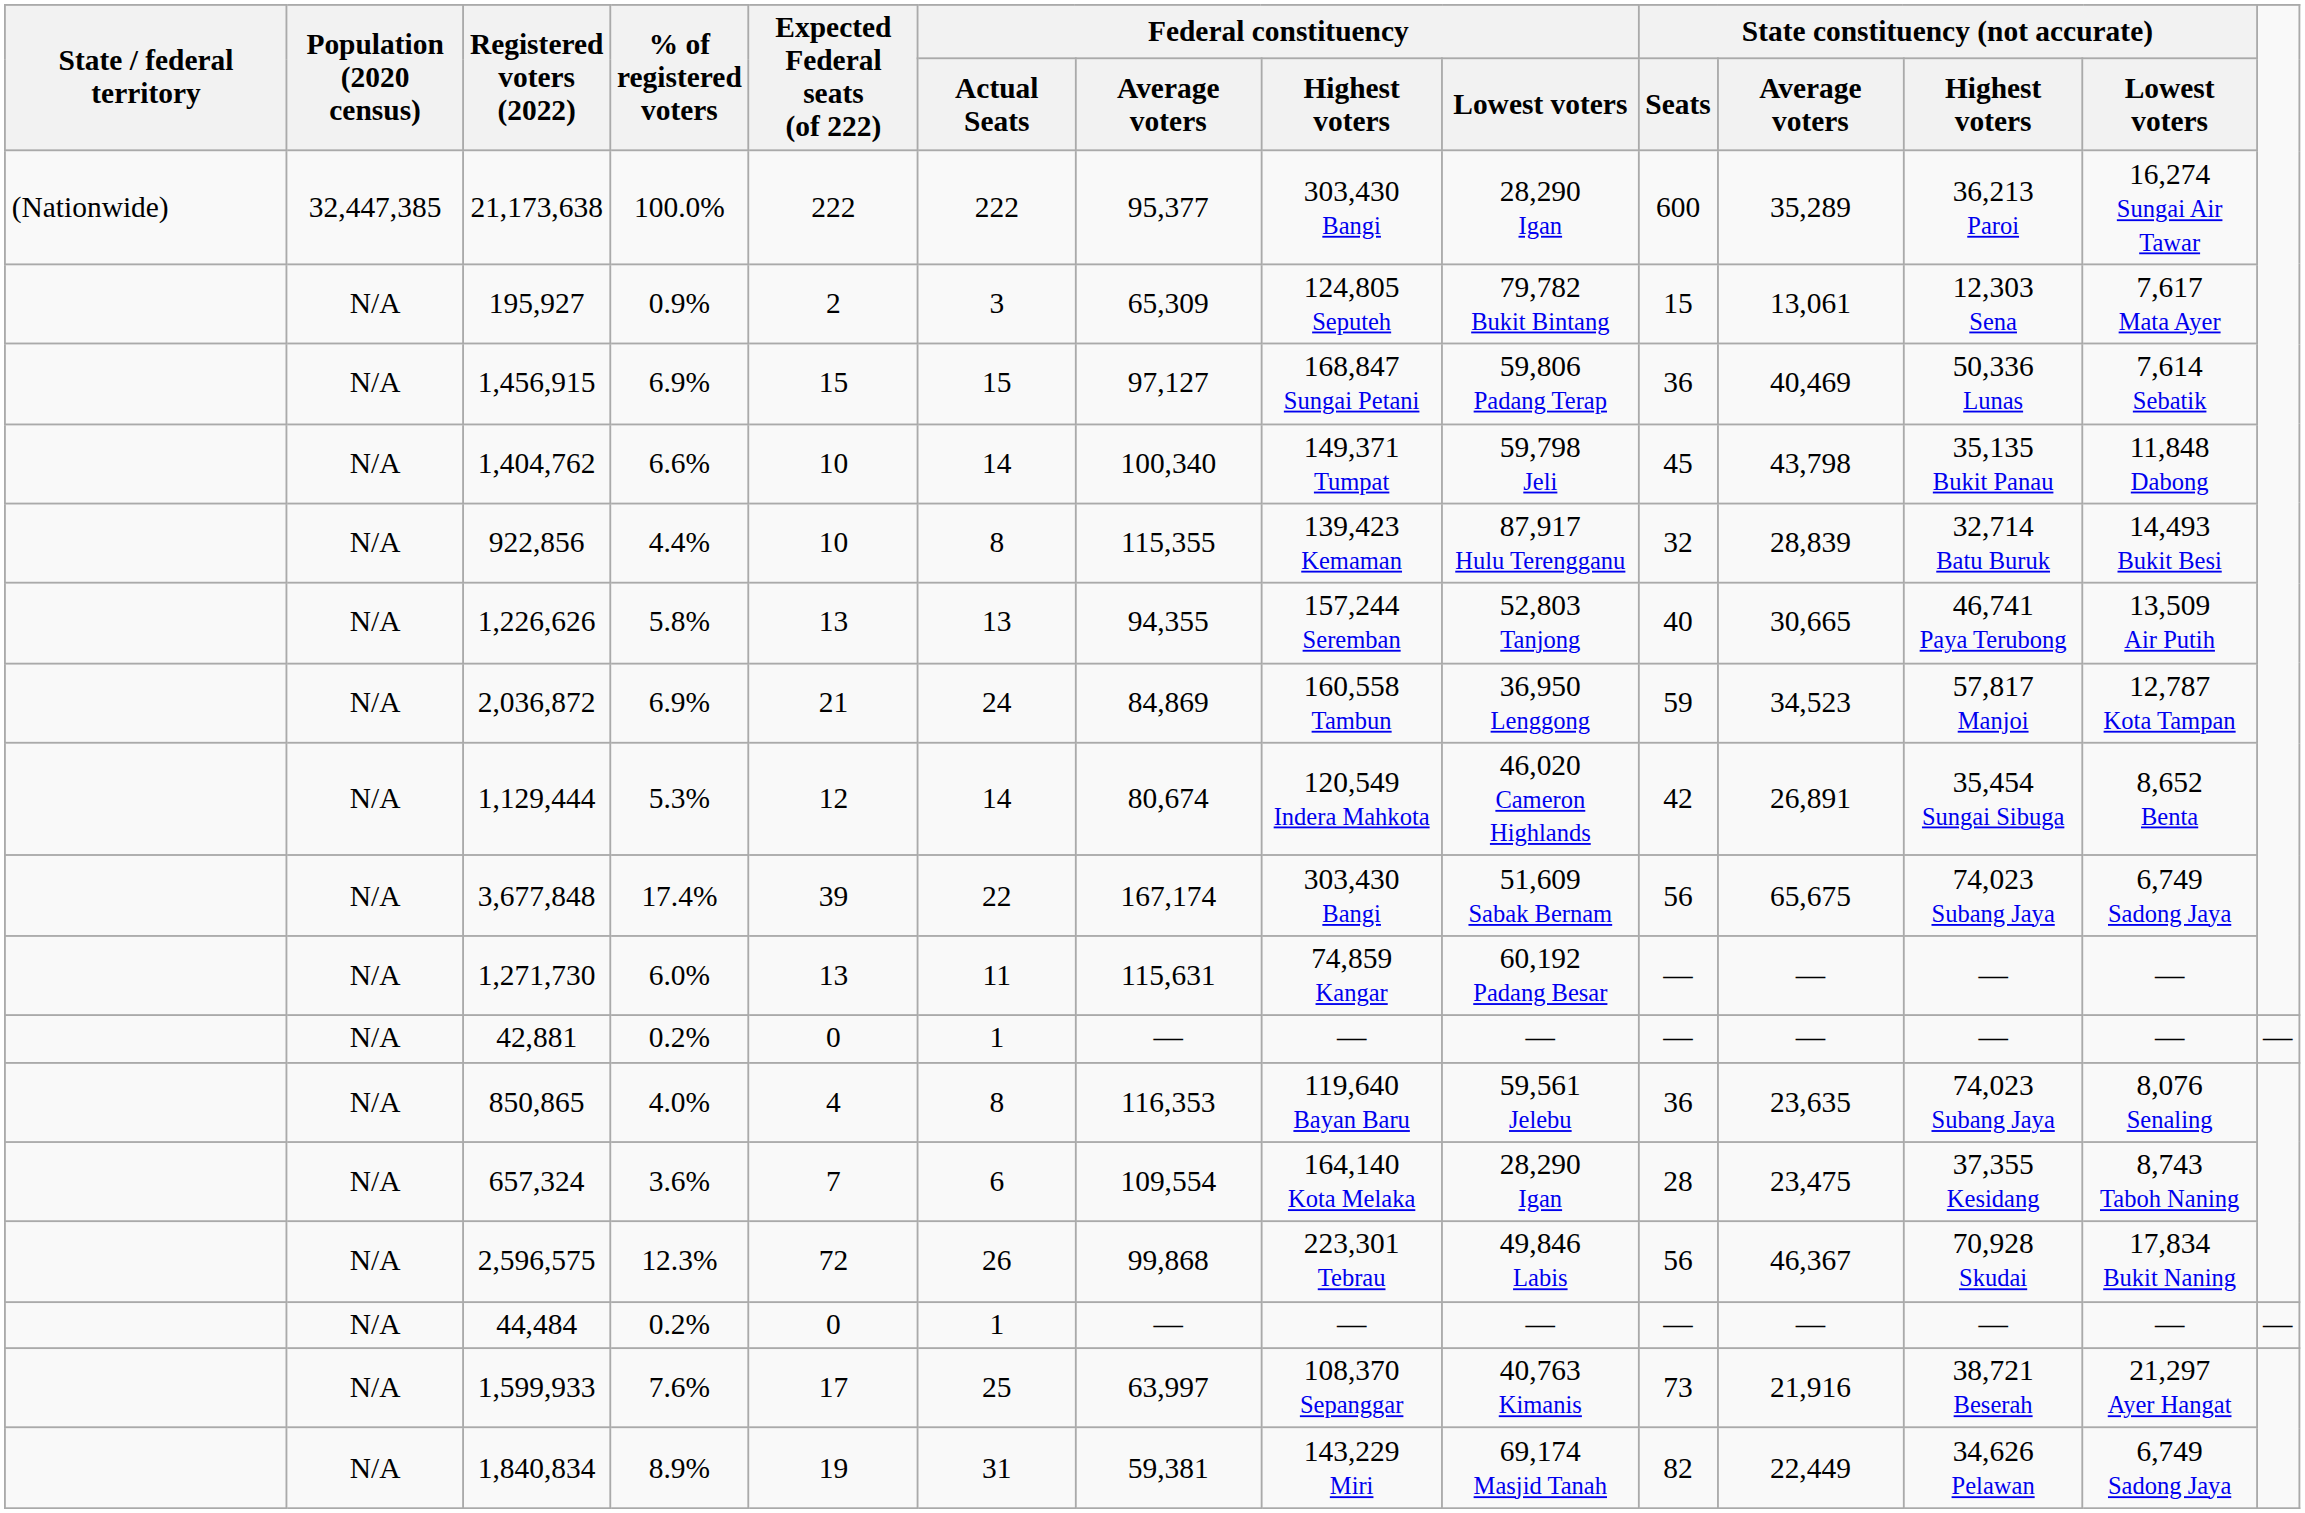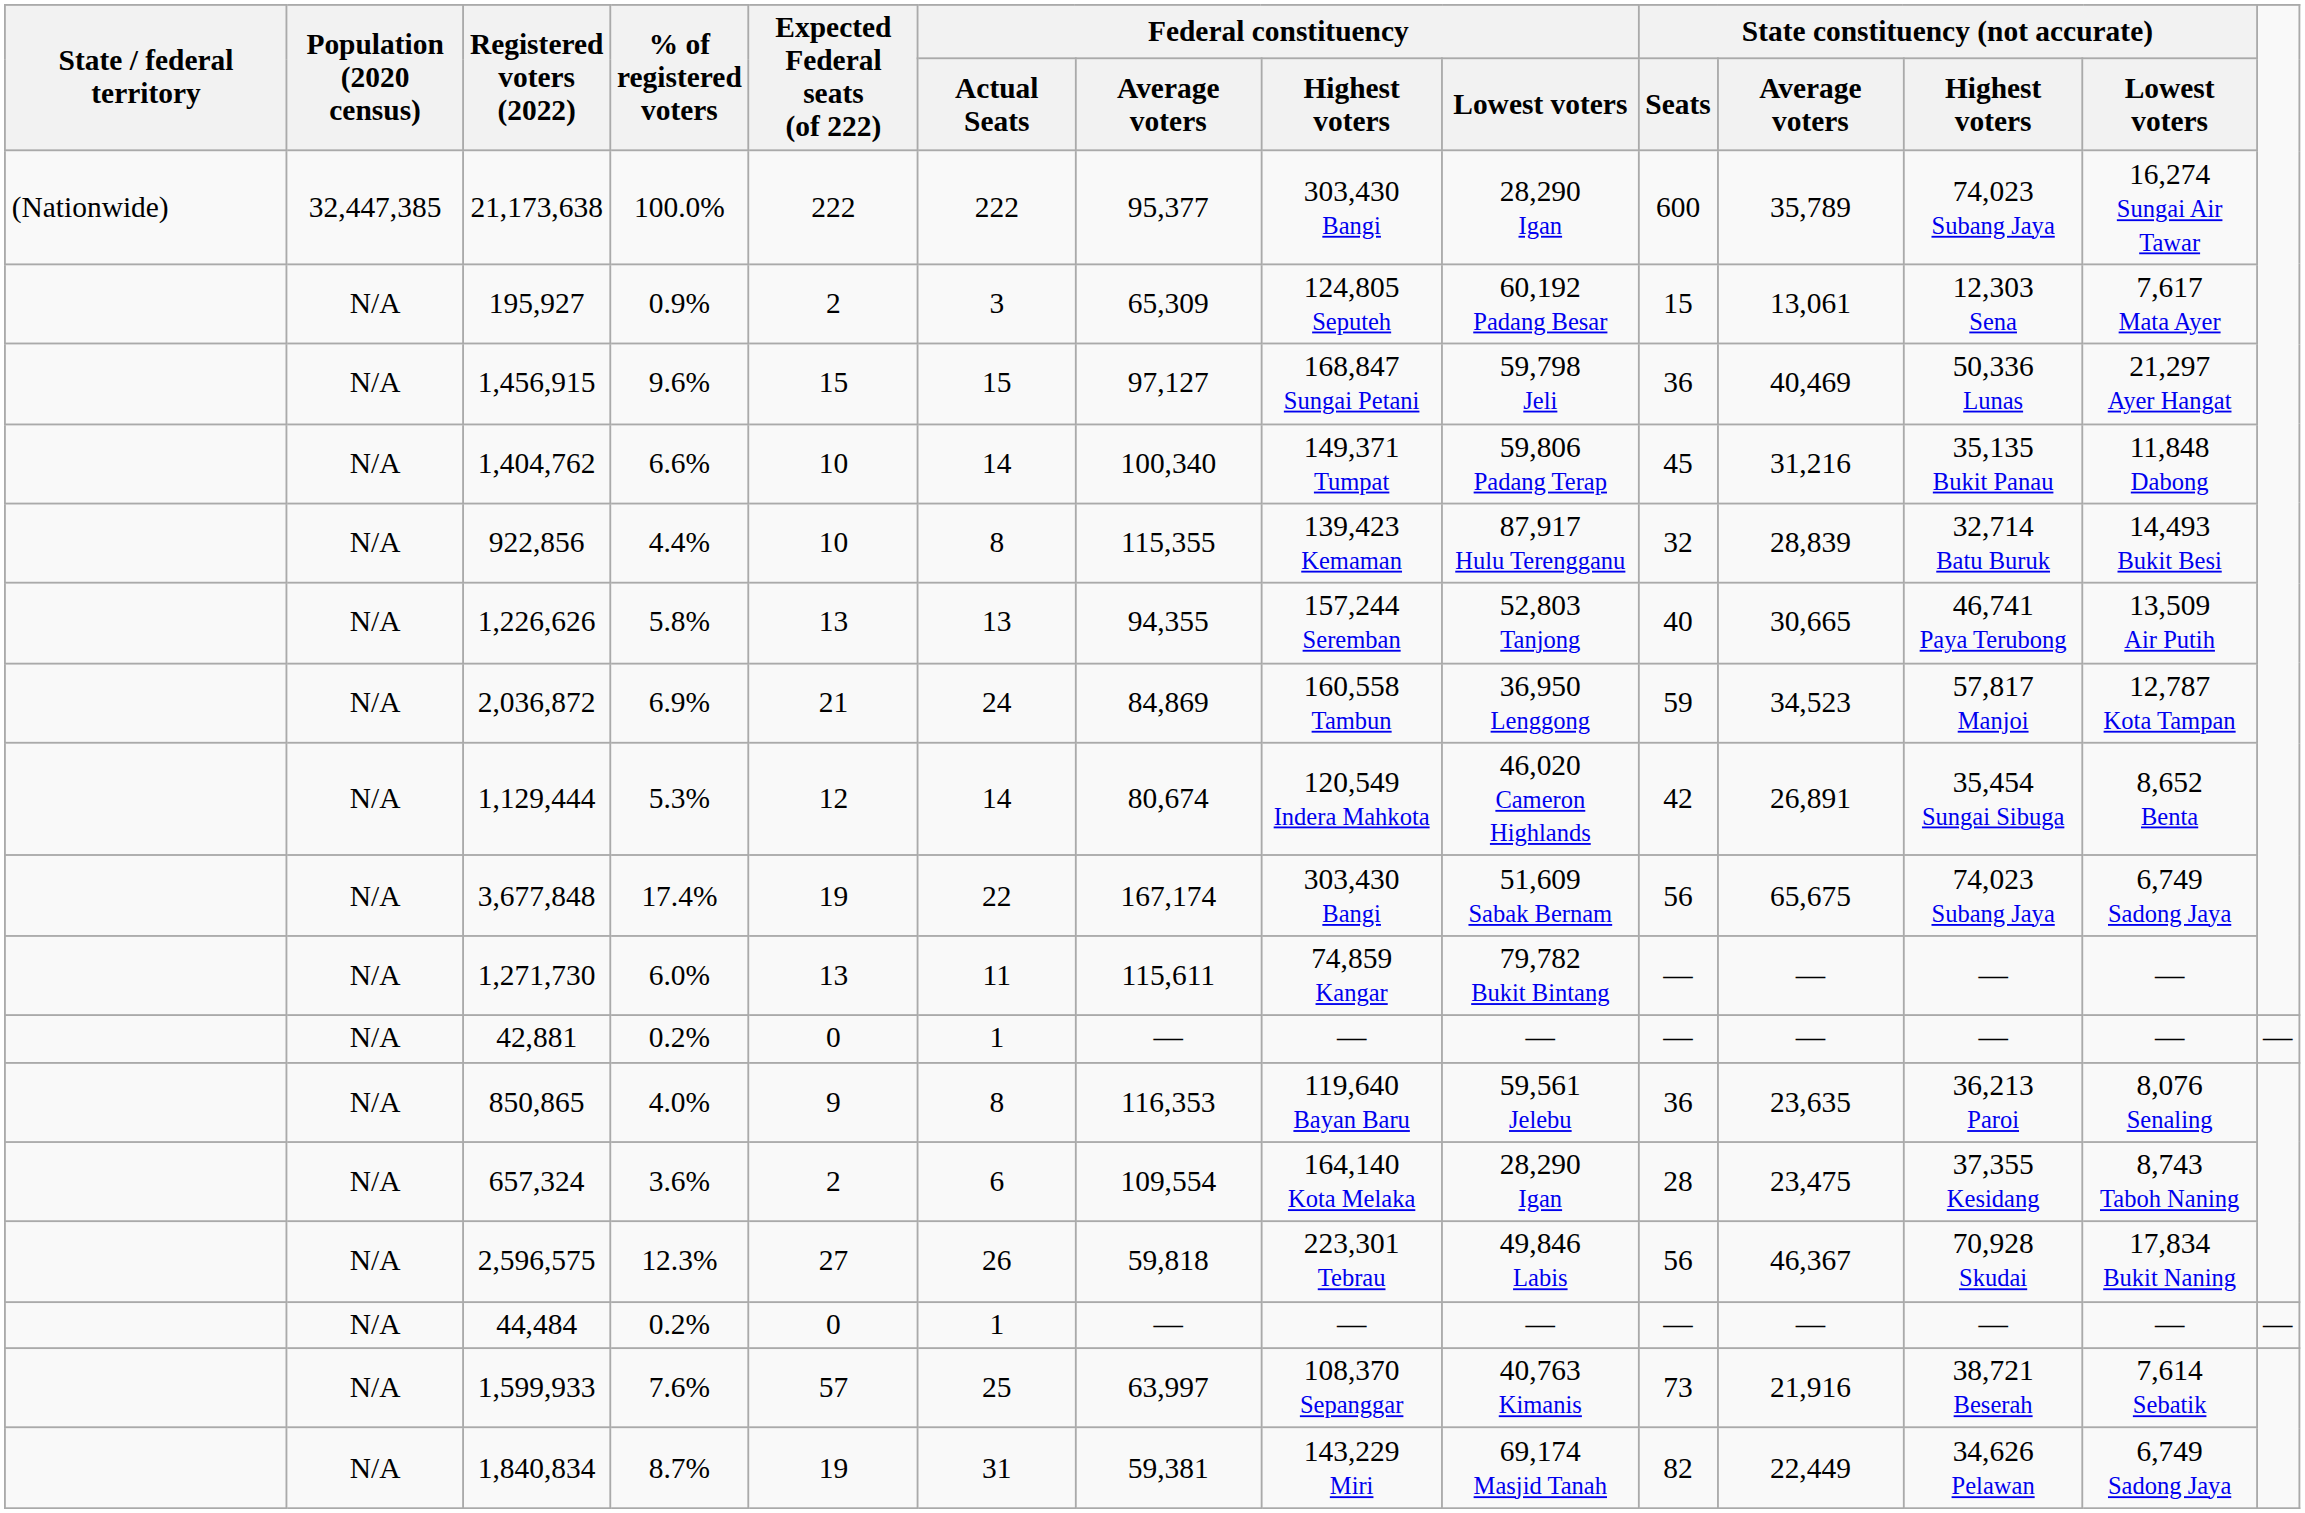(1810, 207) 35,289 -> (1810, 207) 35,789
(1993, 207) 36,213 Paroi -> (1993, 207) 74,023 Subang Jaya
(1540, 303) 79,782 Bukit Bintang -> (1540, 303) 60,192 Padang Besar
(679, 383) 6.9% -> (679, 383) 9.6%
(1540, 383) 59,806 Padang Terap -> (1540, 383) 59,798 Jeli
(2170, 383) 7,614 Sebatik -> (2170, 383) 21,297 Ayer Hangat
(1540, 463) 59,798 Jeli -> (1540, 463) 59,806 Padang Terap
(1810, 463) 43,798 -> (1810, 463) 31,216
(833, 895) 39 -> (833, 895) 19
(1168, 974) 115,631 -> (1168, 974) 115,611
(1540, 974) 60,192 Padang Besar -> (1540, 974) 79,782 Bukit Bintang
(833, 1101) 4 -> (833, 1101) 9
(1993, 1101) 74,023 Subang Jaya -> (1993, 1101) 36,213 Paroi
(833, 1181) 7 -> (833, 1181) 2
(833, 1261) 72 -> (833, 1261) 27
(1168, 1261) 99,868 -> (1168, 1261) 59,818
(833, 1387) 17 -> (833, 1387) 57
(2170, 1387) 21,297 Ayer Hangat -> (2170, 1387) 7,614 Sebatik
(679, 1467) 8.9% -> (679, 1467) 8.7%
